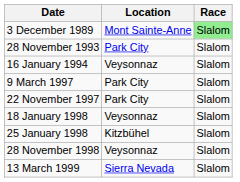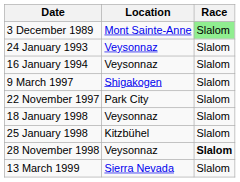+ row: (47, 47)
- row: (53, 47)
(126, 82) Park City -> (133, 82) Shigakogen
(213, 151) normal -> (214, 151) bold
